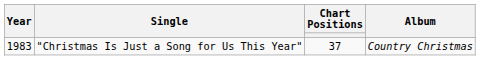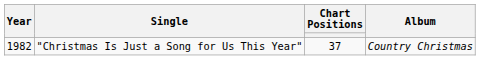(19, 46) 1983 -> (19, 46) 1982
